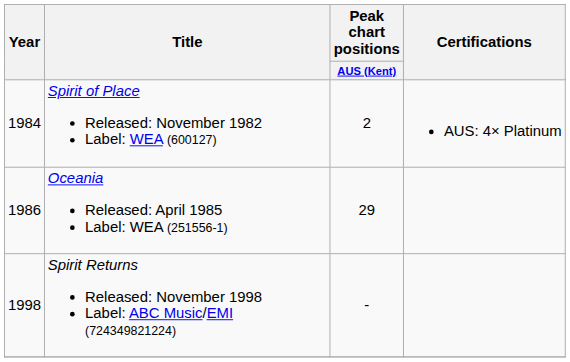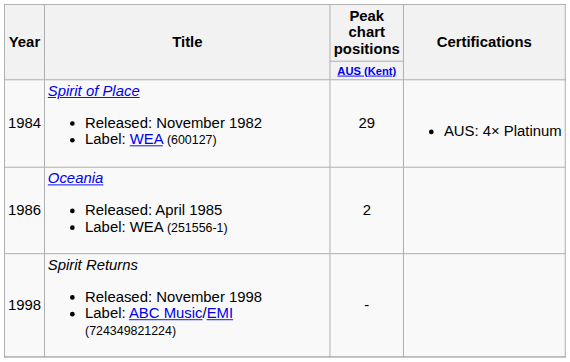(367, 123) 2 -> (367, 123) 29
(367, 210) 29 -> (367, 210) 2
